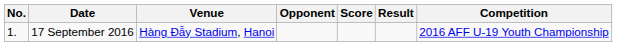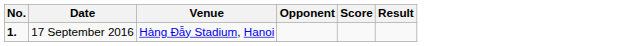- column: (514, 13)
(12, 32) normal -> (12, 32) bold
